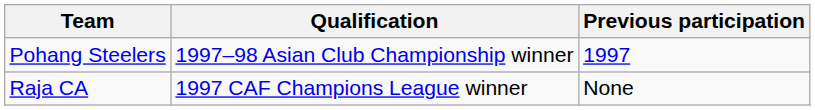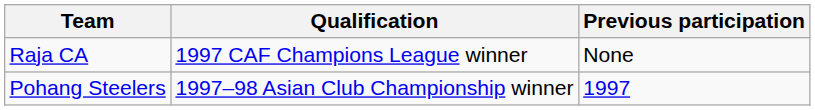rows swapped: (88, 54) <-> (49, 88)
